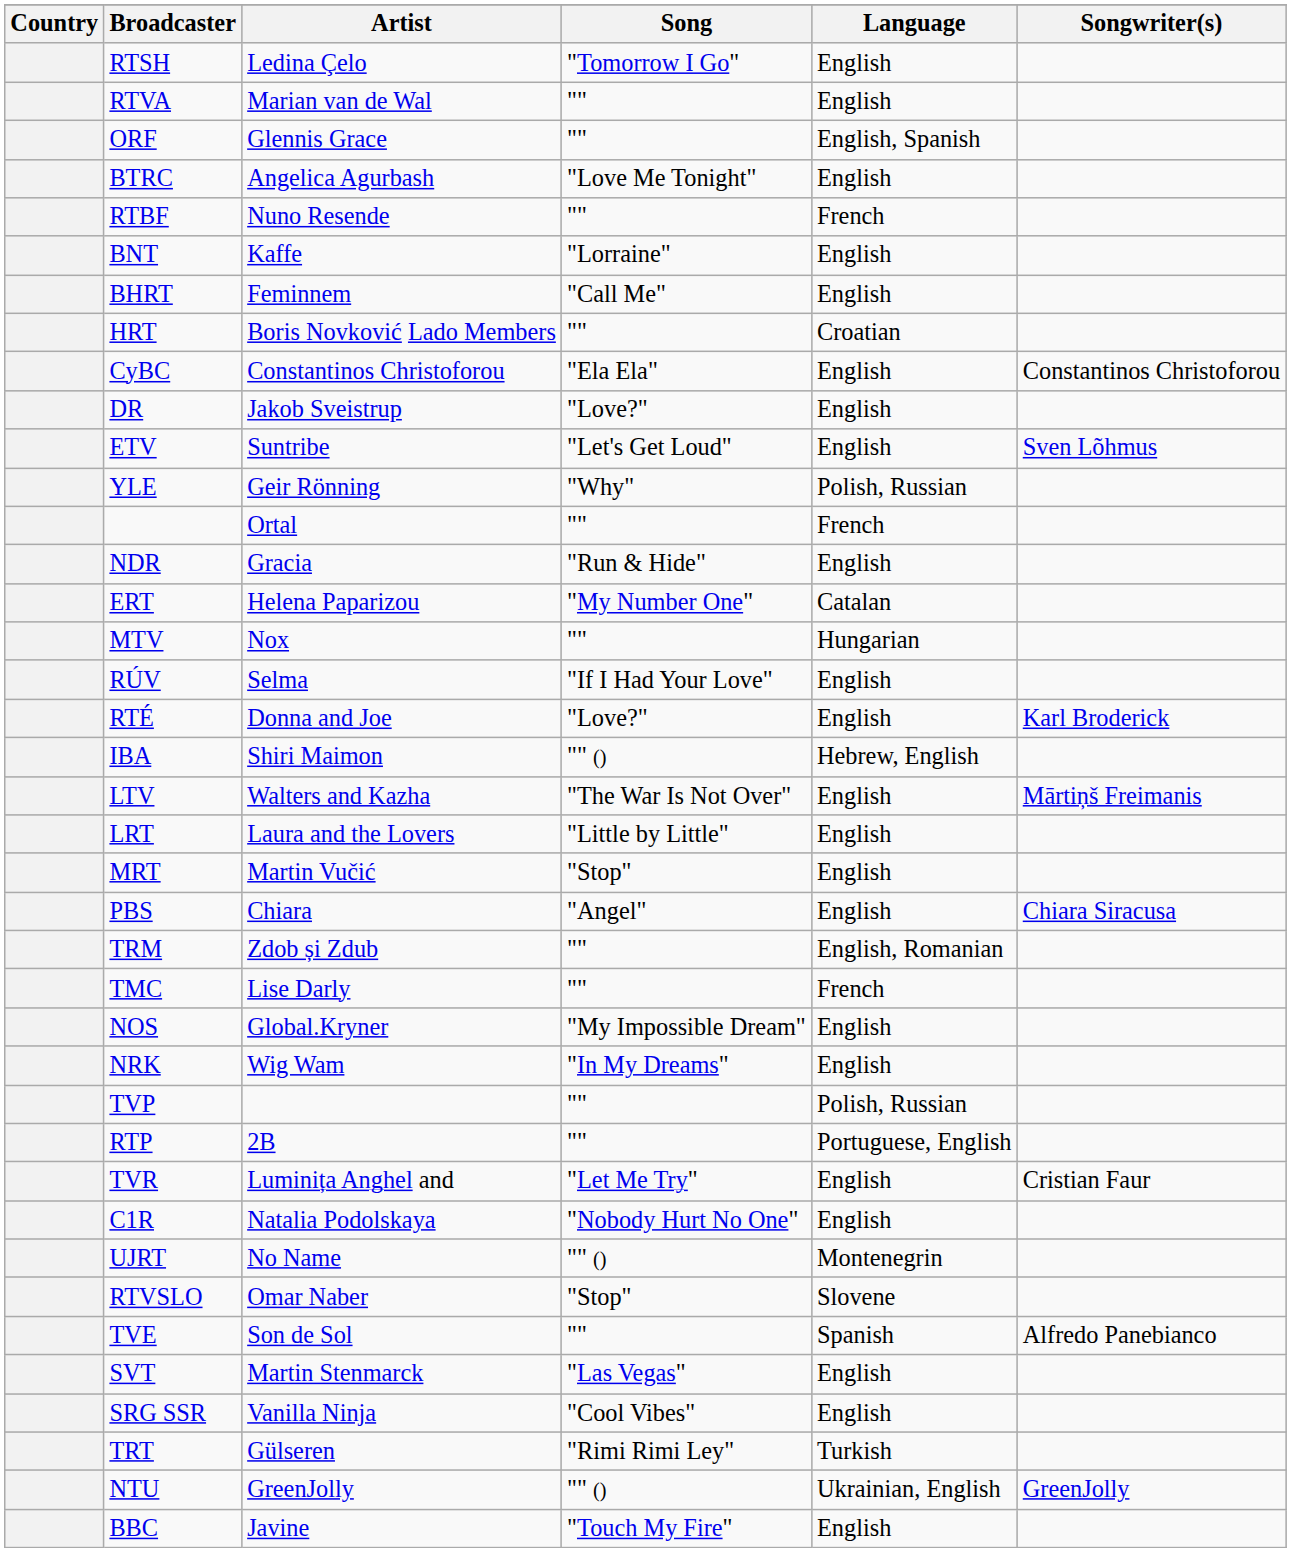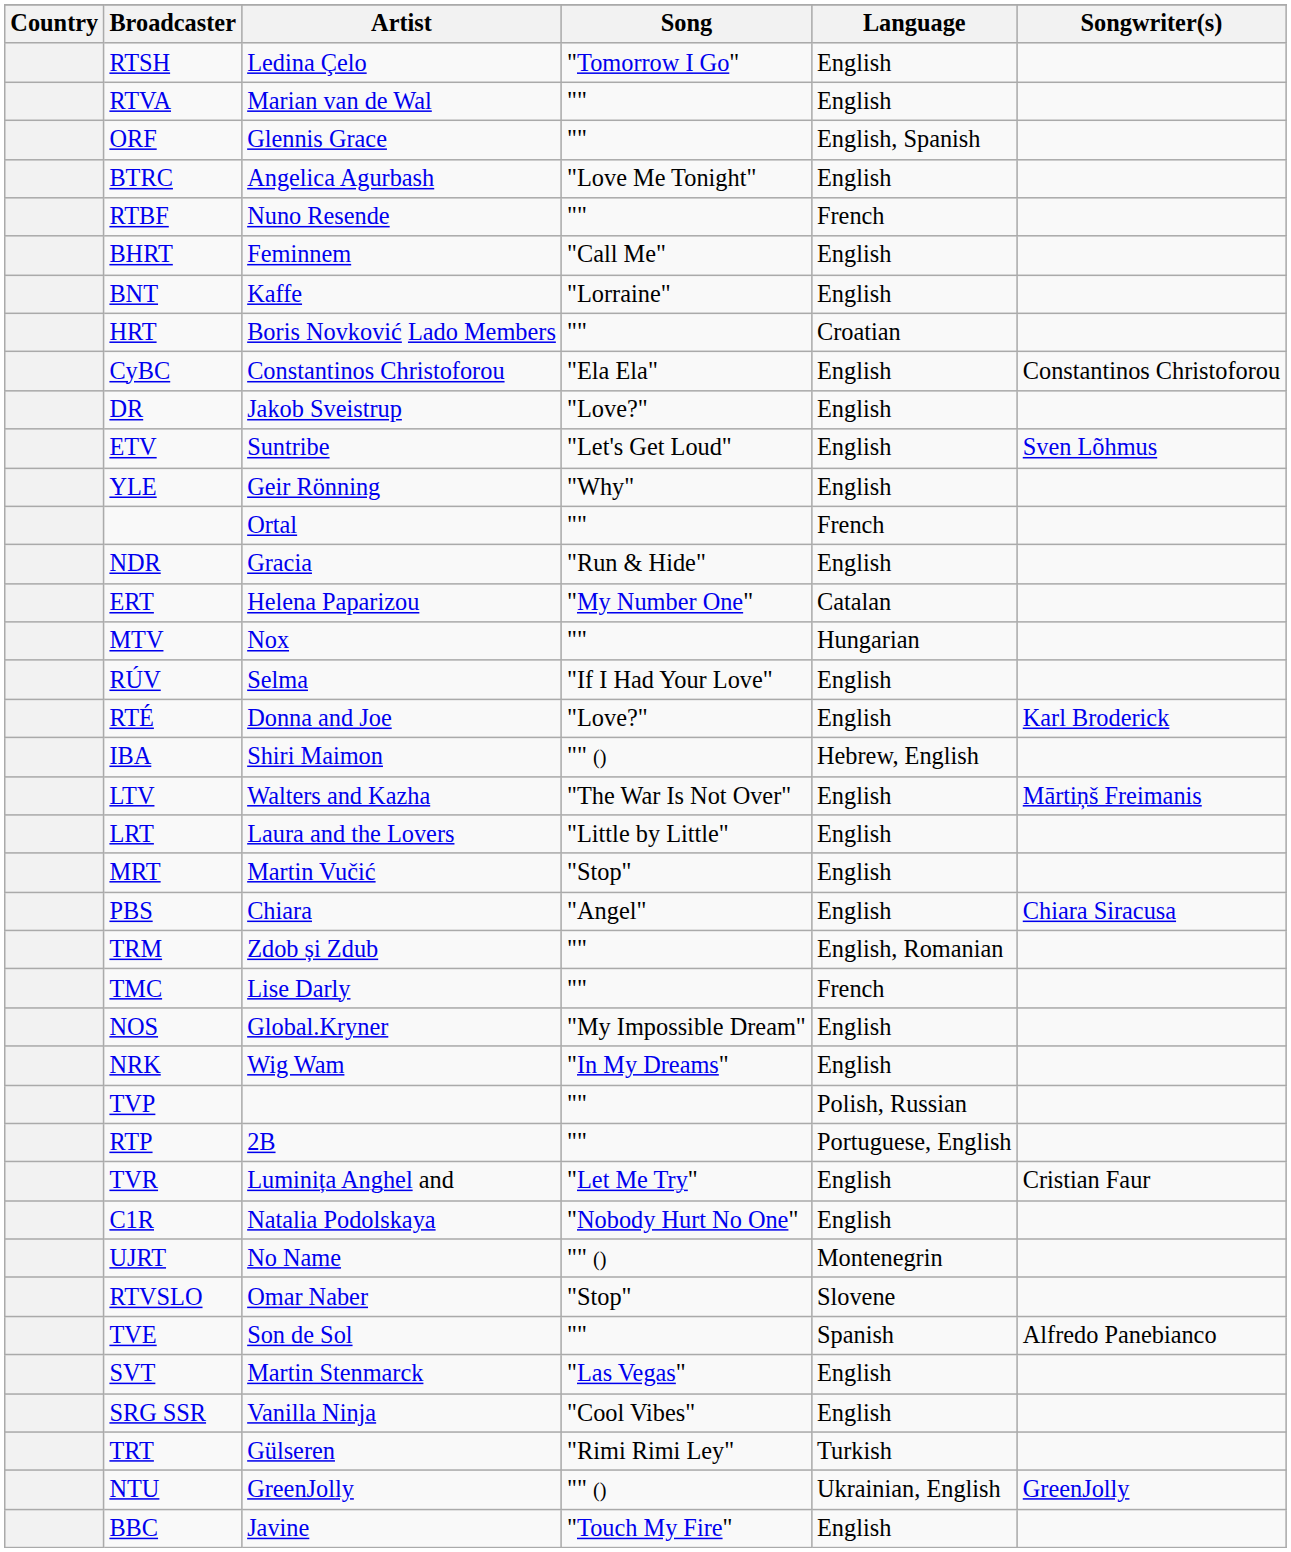rows swapped: (141, 293) <-> (134, 255)
(892, 486) Polish, Russian -> (854, 486) English
